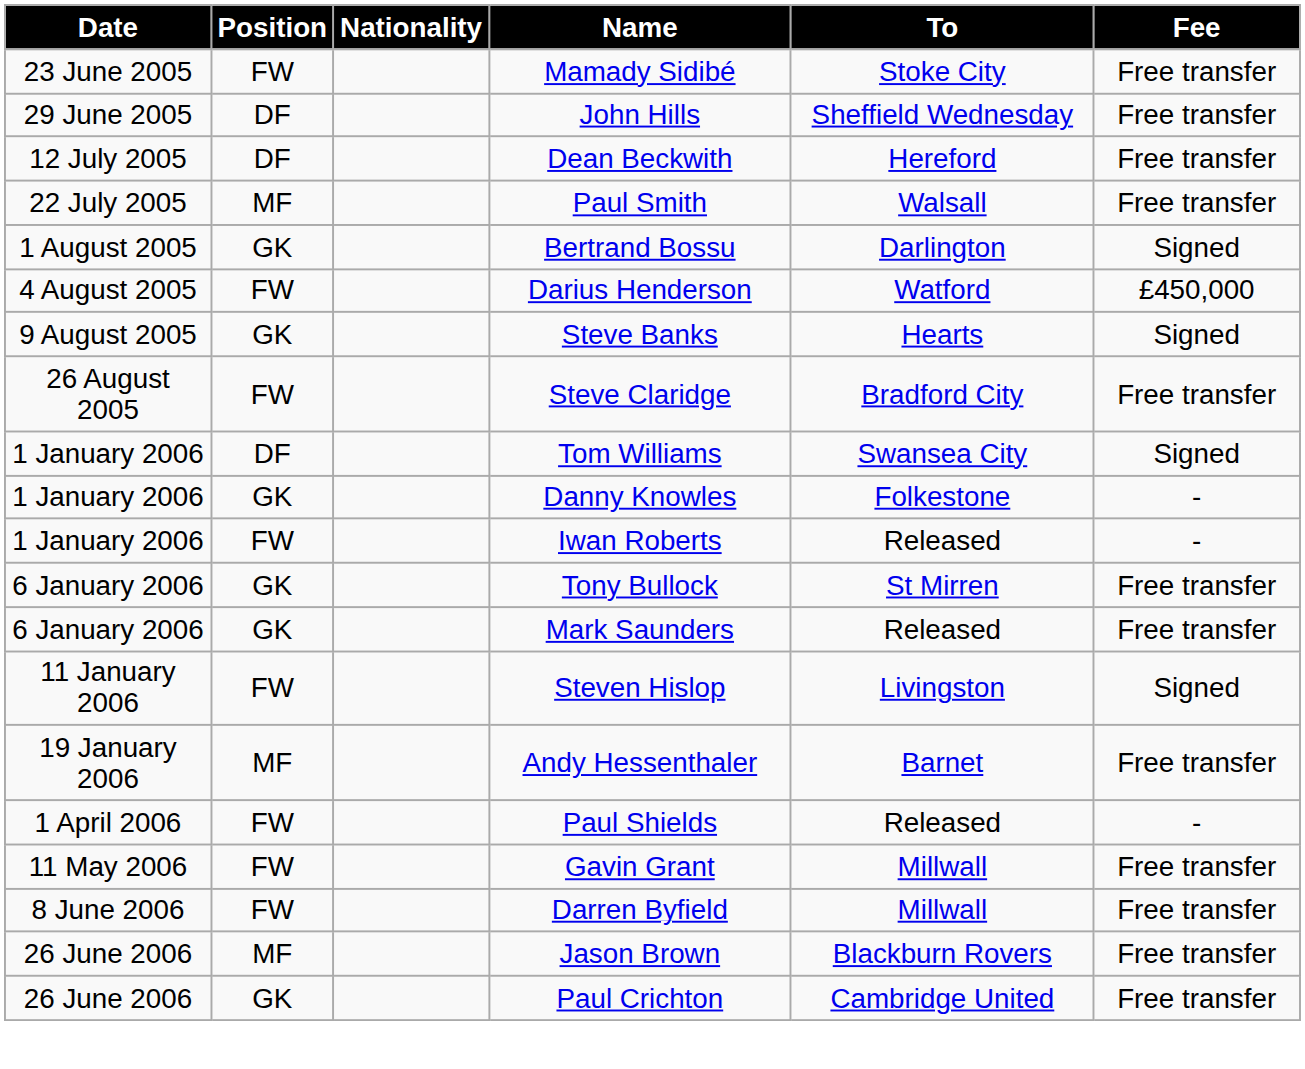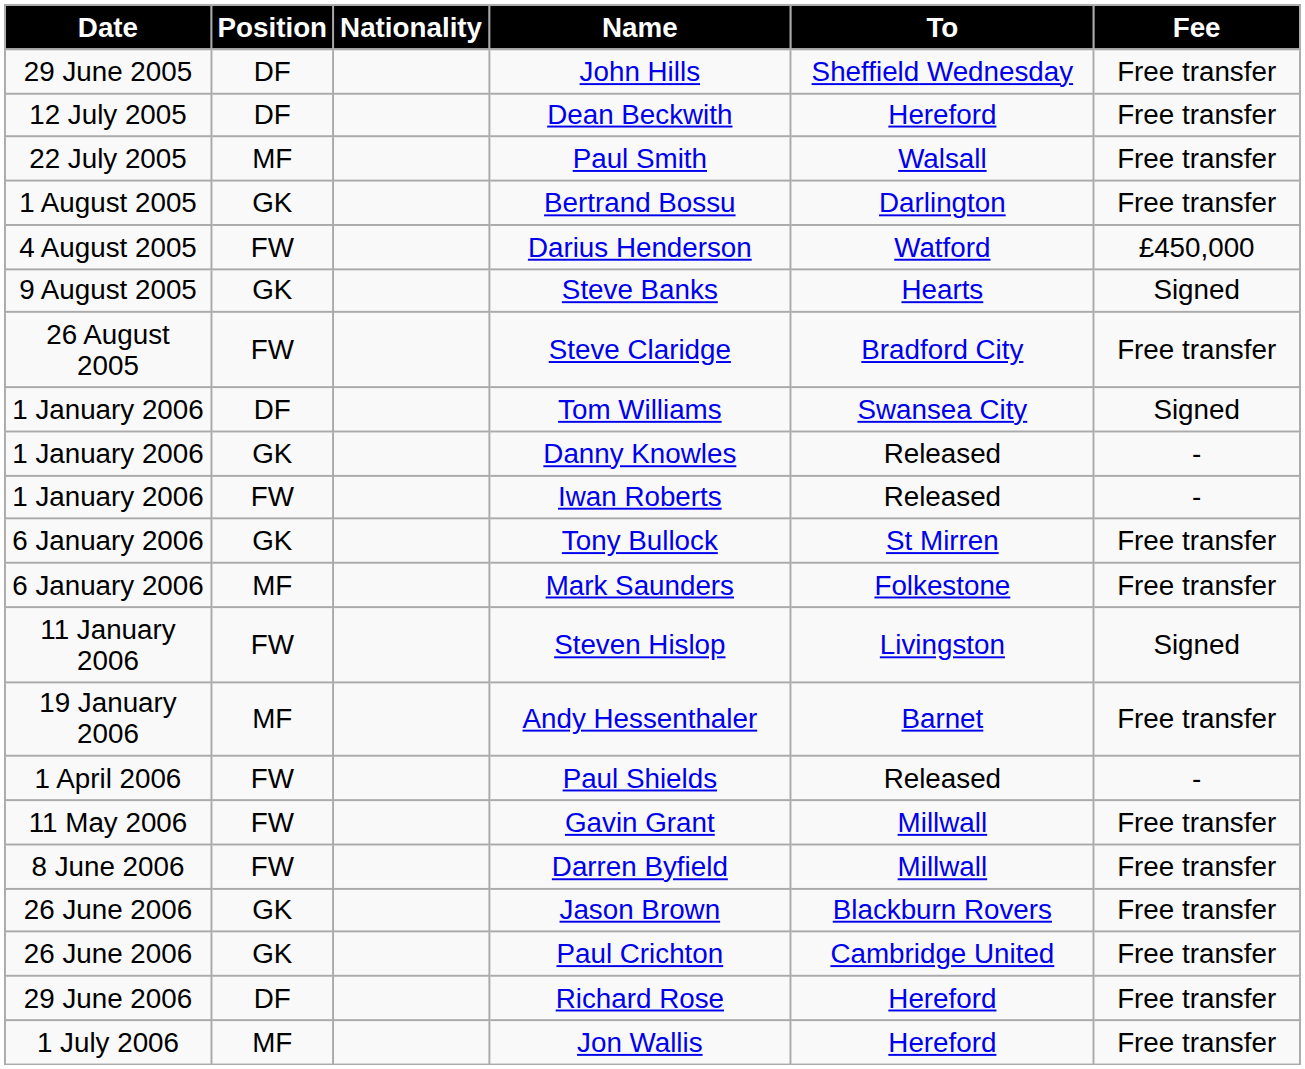- row: (640, 71)
(1197, 247) Signed -> (1197, 203) Free transfer
(942, 497) Folkestone -> (942, 453) Released
(272, 629) GK -> (272, 585) MF
(942, 629) Released -> (942, 585) Folkestone
(272, 954) MF -> (272, 910) GK
+ row: (640, 998)
+ row: (640, 1042)
